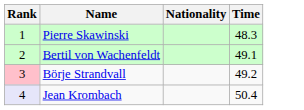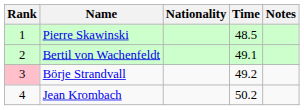+ column: (281, 14)
(246, 34) 48.3 -> (246, 34) 48.5
(22, 94) lavender background -> (22, 94) no background
(246, 94) 50.4 -> (246, 94) 50.2
